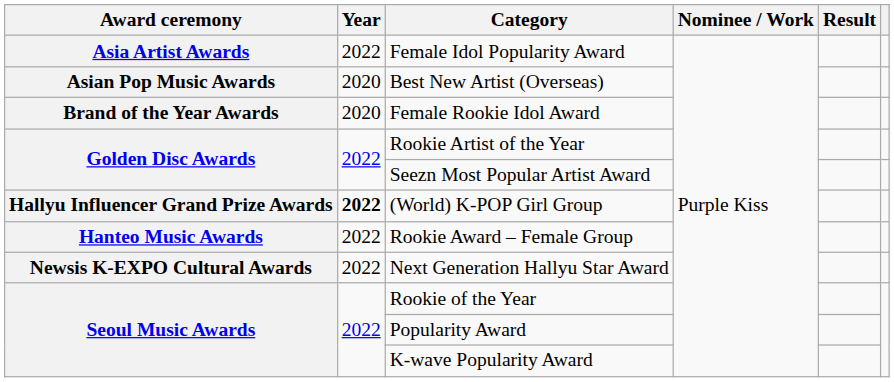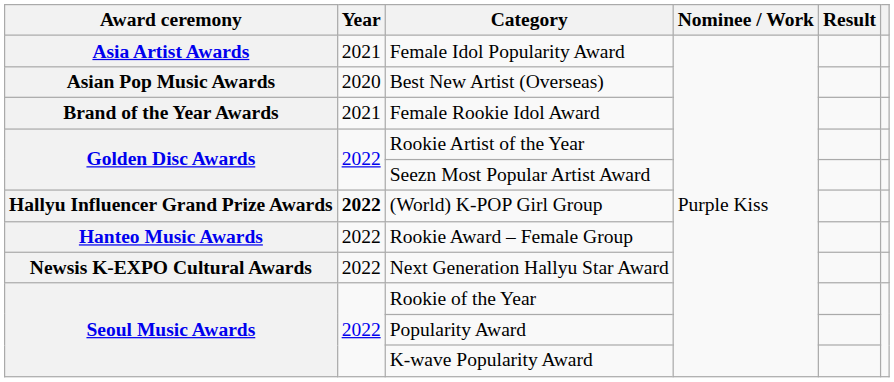(361, 50) 2022 -> (361, 50) 2021
(361, 112) 2020 -> (361, 112) 2021
